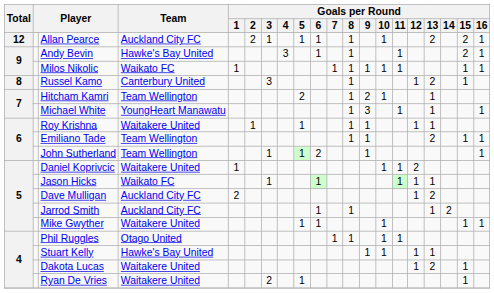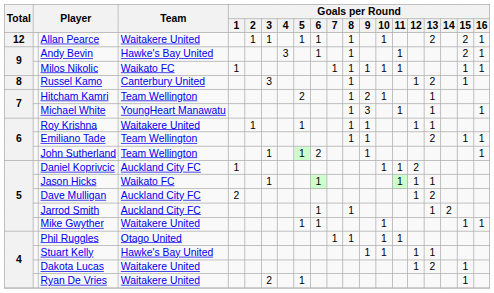(161, 40) Auckland City FC -> (160, 40) Waitakere United
(253, 40) 2 -> (253, 40) 1
(160, 168) Waitakere United -> (161, 168) Auckland City FC
